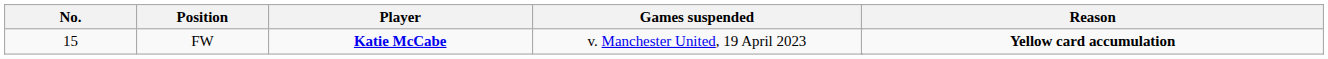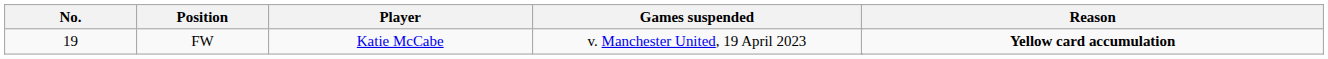(70, 41) 15 -> (70, 41) 19
(400, 41) bold -> (400, 41) normal
